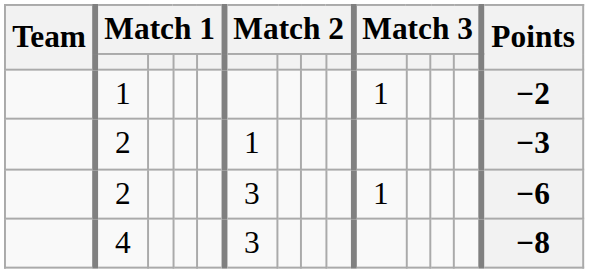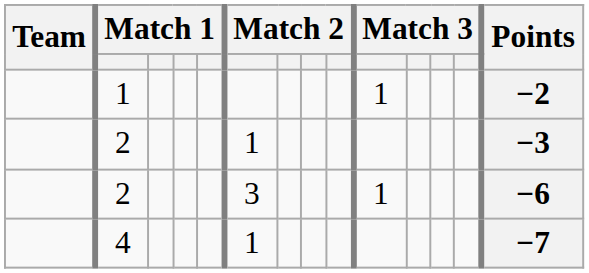(252, 242) 3 -> (252, 242) 1
(533, 242) −8 -> (533, 242) −7
